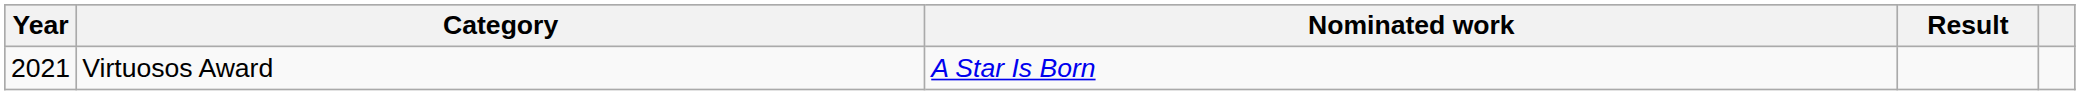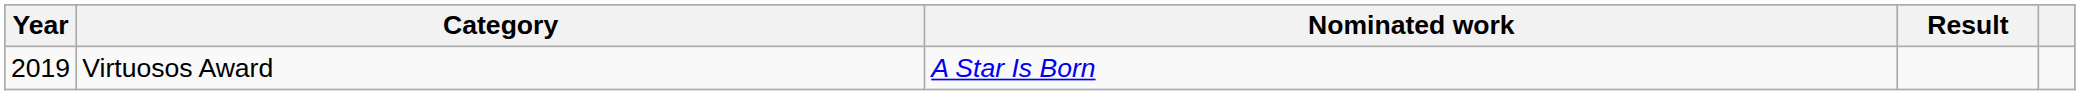(40, 67) 2021 -> (40, 67) 2019
